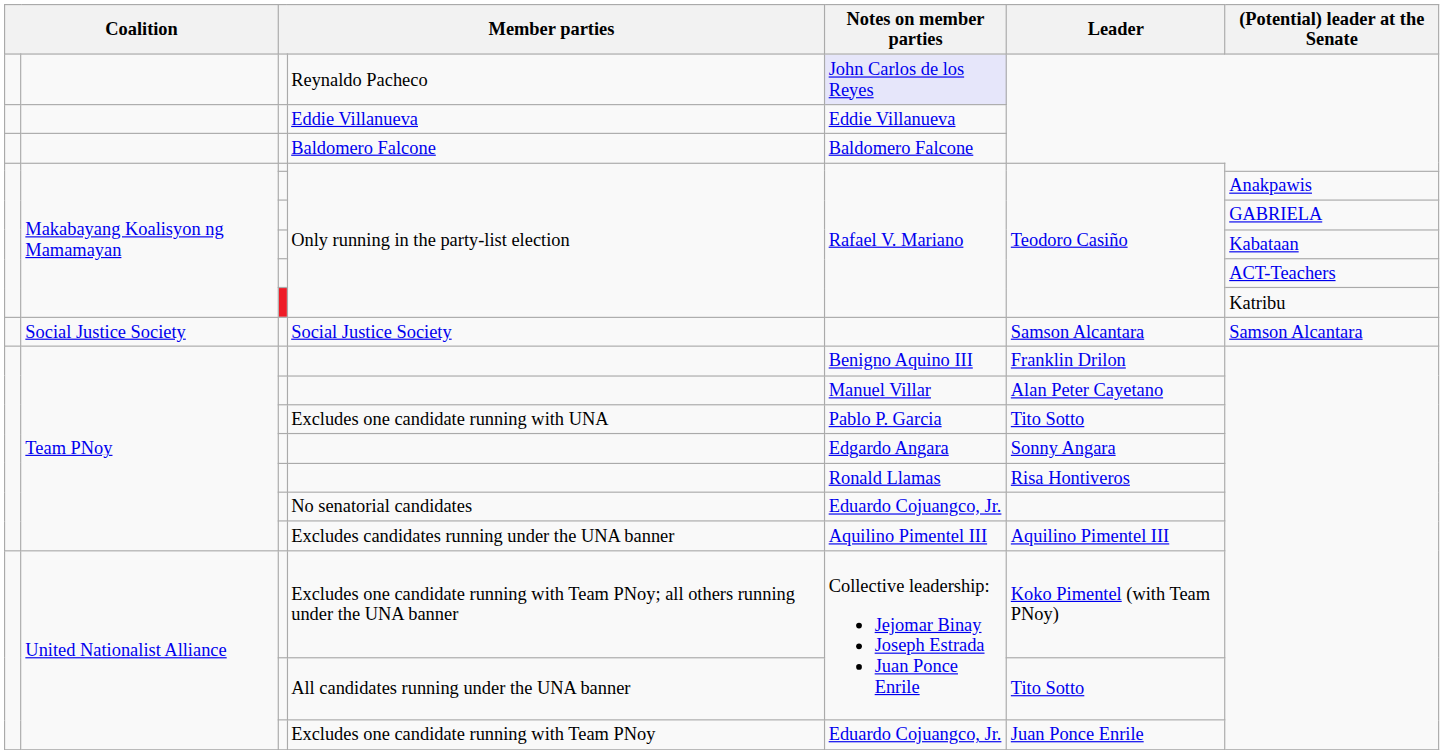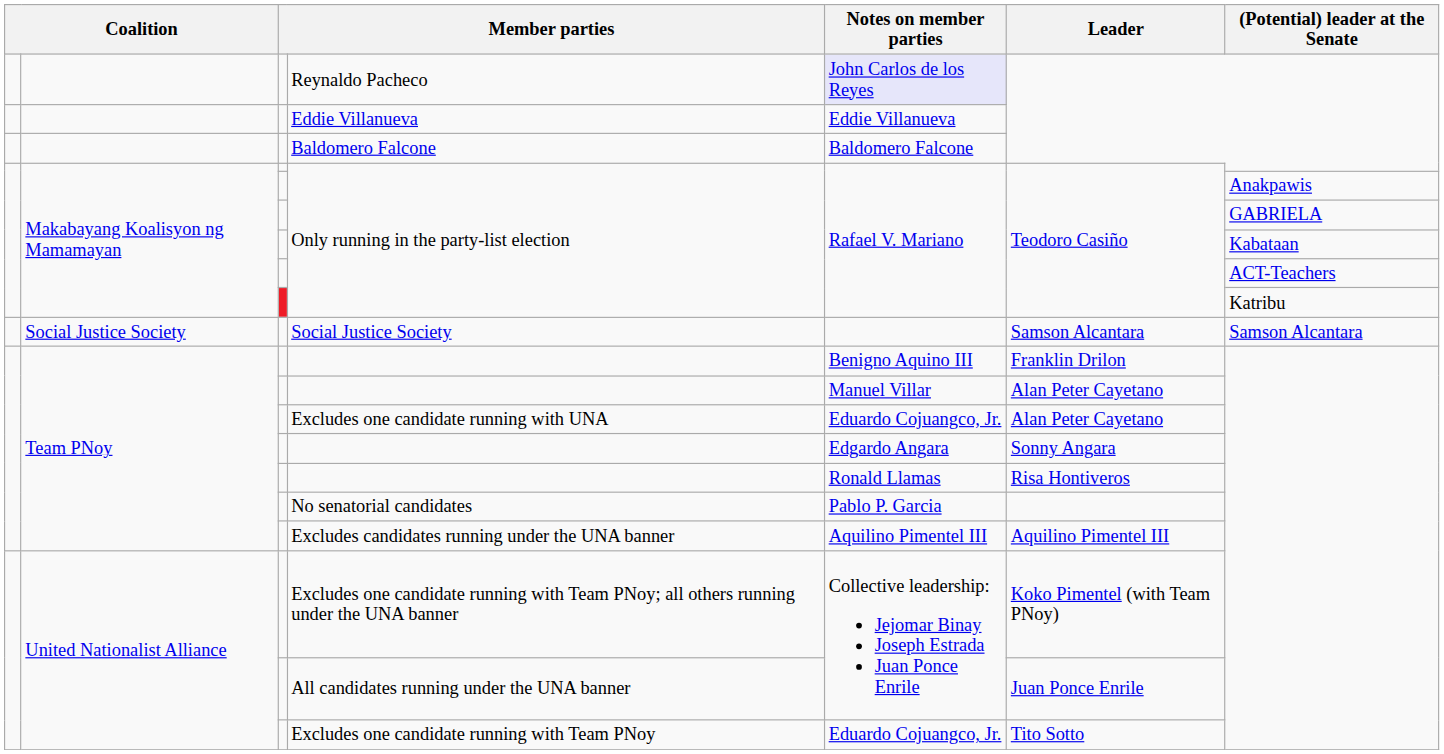(885, 419) Pablo P. Garcia -> (915, 419) Eduardo Cojuangco, Jr.
(1048, 419) Tito Sotto -> (1087, 419) Alan Peter Cayetano
(915, 506) Eduardo Cojuangco, Jr. -> (885, 506) Pablo P. Garcia
(1048, 688) Tito Sotto -> (1077, 688) Juan Ponce Enrile
(1077, 734) Juan Ponce Enrile -> (1048, 734) Tito Sotto
